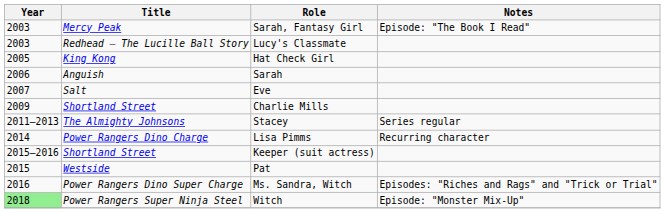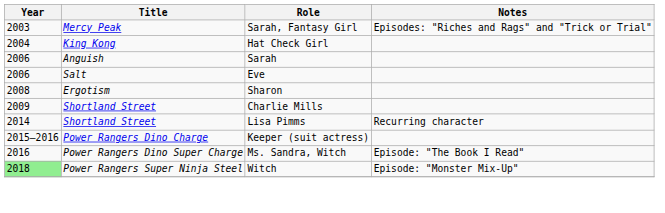(455, 28) Episode: "The Book I Read" -> (513, 28) Episodes: "Riches and Rags" and "Trick or Trial"
- row: (300, 44)
(18, 59) 2005 -> (18, 44) 2004
(18, 91) 2007 -> (18, 75) 2006
+ row: (265, 91)
- row: (271, 122)
(136, 138) Power Rangers Dino Charge -> (110, 122) Shortland Street
(110, 153) Shortland Street -> (136, 138) Power Rangers Dino Charge
- row: (262, 169)
(519, 185) Episodes: "Riches and Rags" and "Trick or Trial" -> (449, 153) Episode: "The Book I Read"
